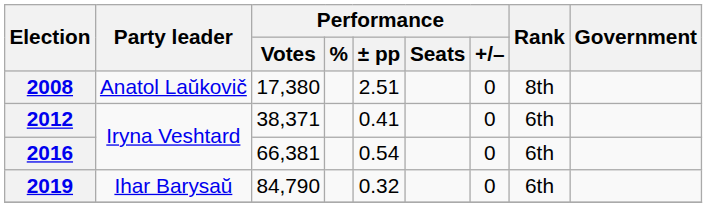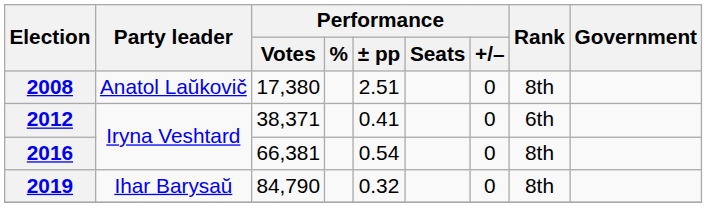(539, 152) 6th -> (539, 152) 8th
(539, 185) 6th -> (539, 185) 8th
